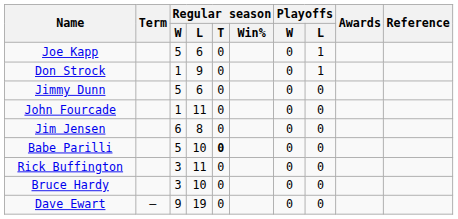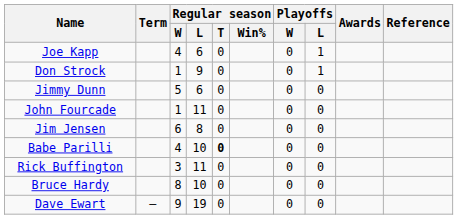(178, 52) 5 -> (178, 52) 4
(178, 147) 5 -> (178, 147) 4
(178, 186) 3 -> (178, 186) 8
